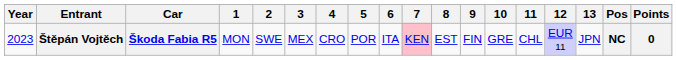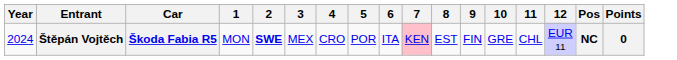- column: (589, 14)
(20, 39) 2023 -> (20, 39) 2024
(269, 39) normal -> (269, 39) bold
